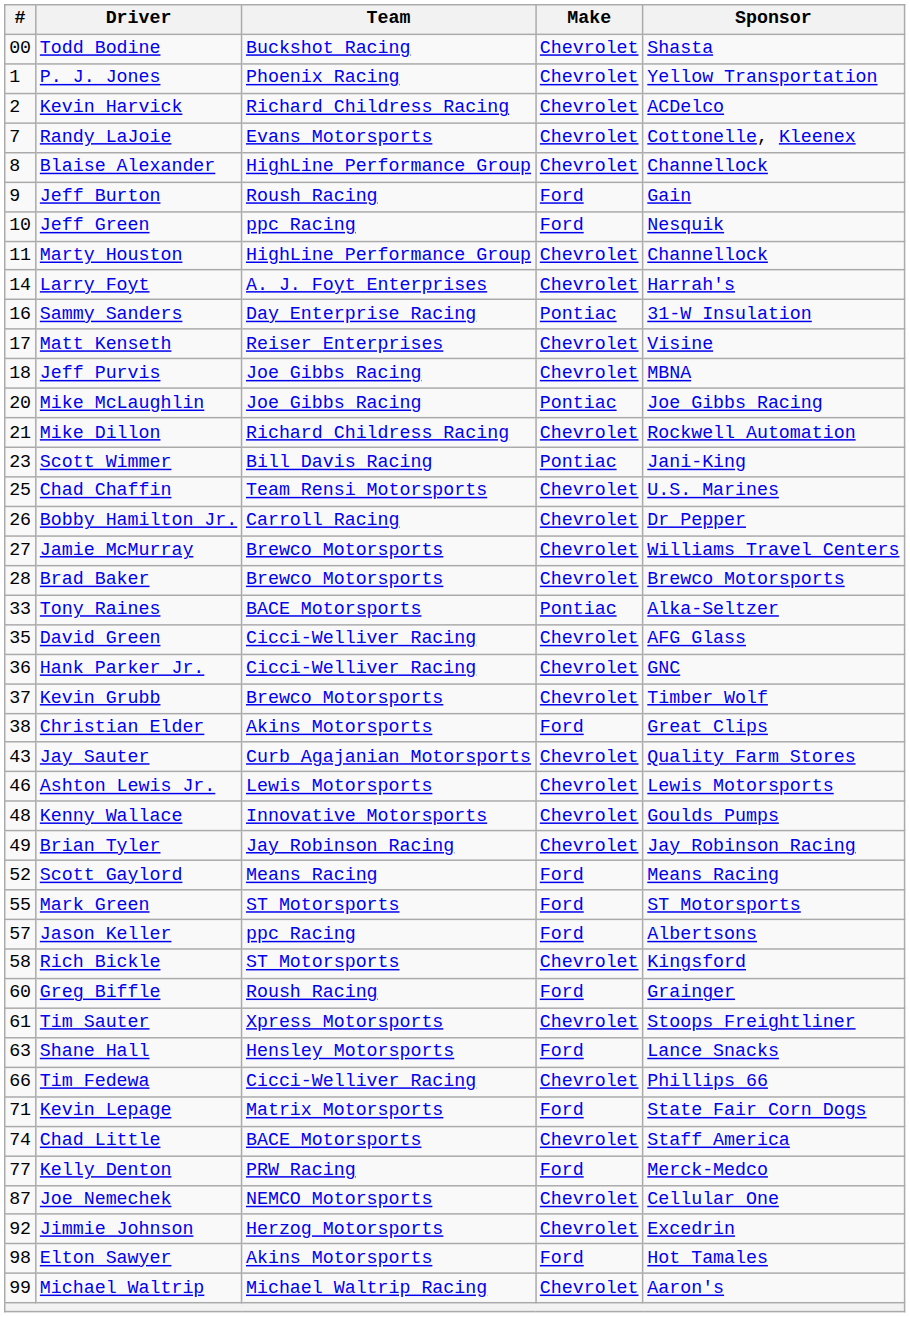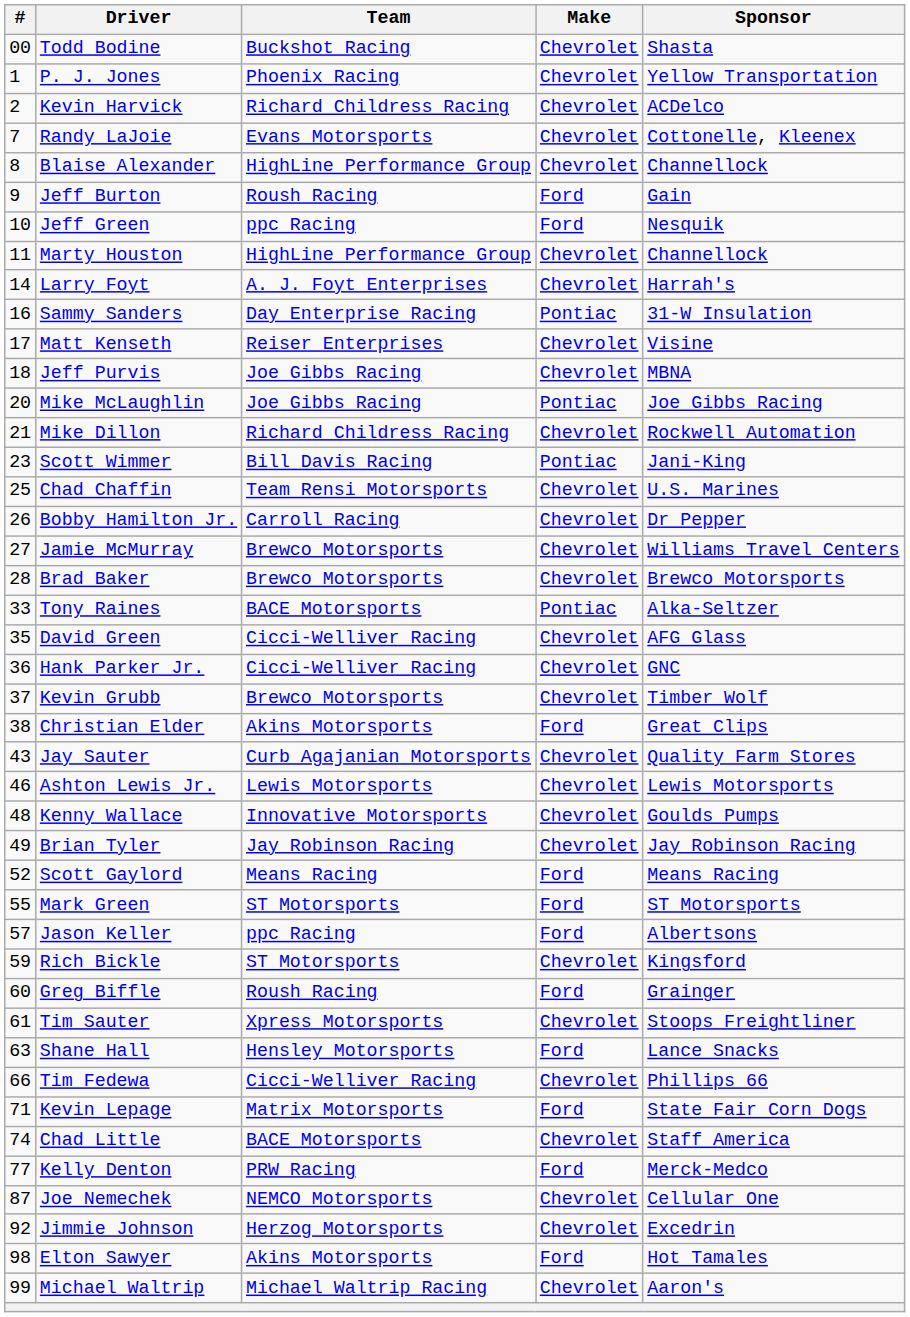(20, 964) 58 -> (20, 964) 59
